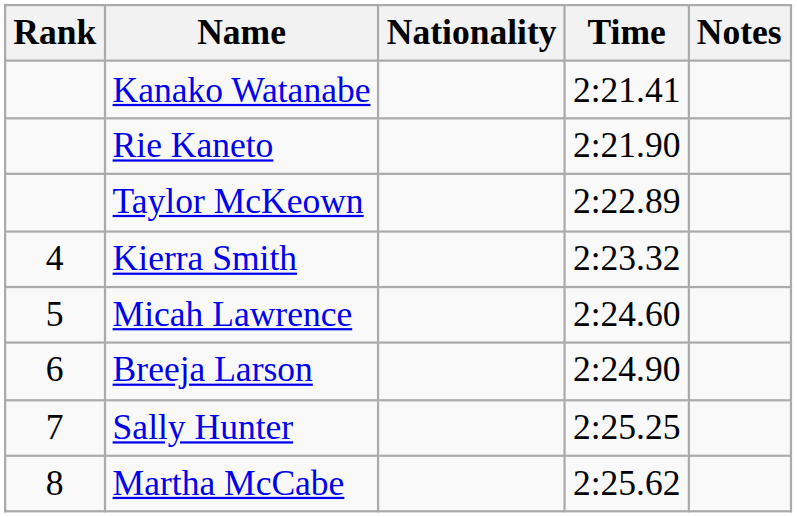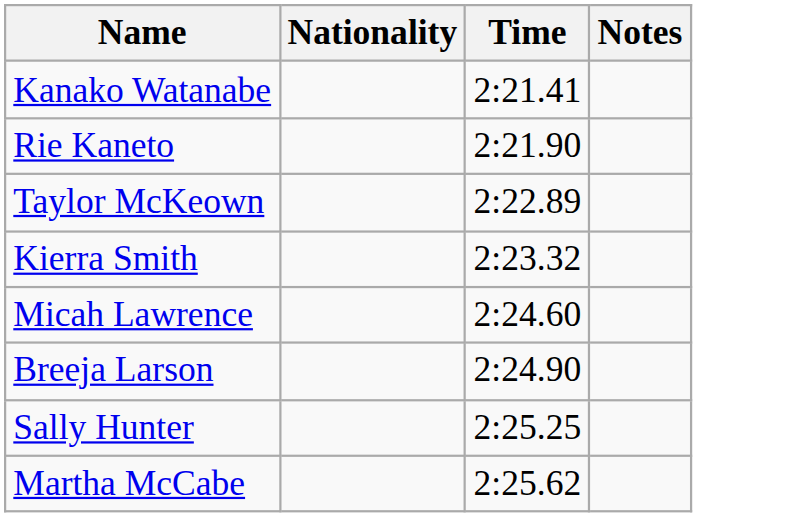- column: (55, 32)
